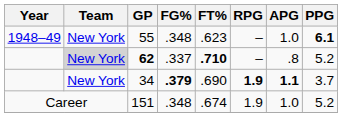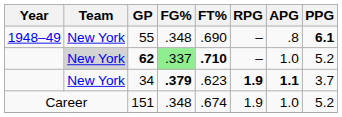(214, 37) .623 -> (214, 37) .690
(289, 37) 1.0 -> (293, 37) .8
(178, 59) no background -> (178, 59) lightgreen background
(293, 59) .8 -> (289, 59) 1.0
(214, 80) .690 -> (214, 80) .623
